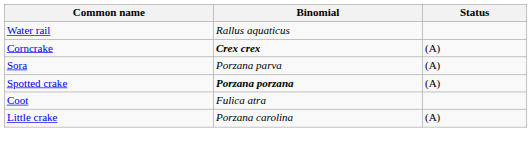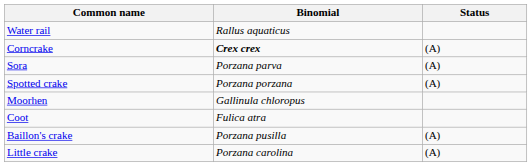(255, 83) bold -> (254, 83) normal
+ row: (27, 100)
+ row: (40, 135)
